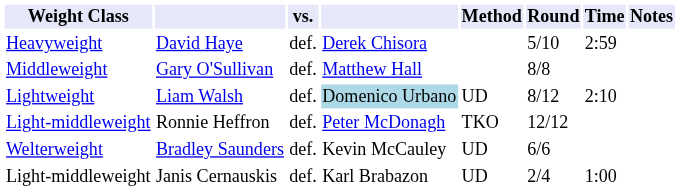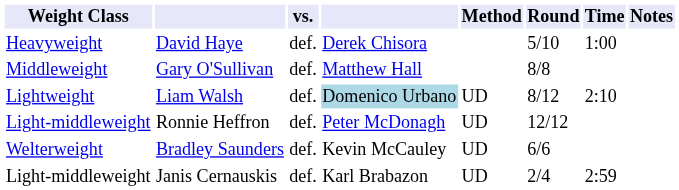(601, 43) 2:59 -> (601, 43) 1:00
(480, 122) TKO -> (475, 122) UD
(601, 176) 1:00 -> (601, 176) 2:59
